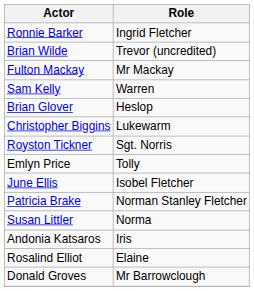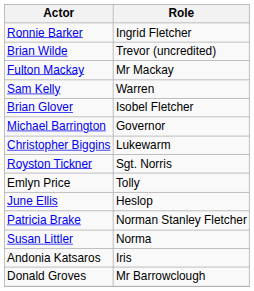(134, 107) Heslop -> (155, 107) Isobel Fletcher
+ row: (56, 126)
(155, 182) Isobel Fletcher -> (134, 201) Heslop
- row: (45, 257)
